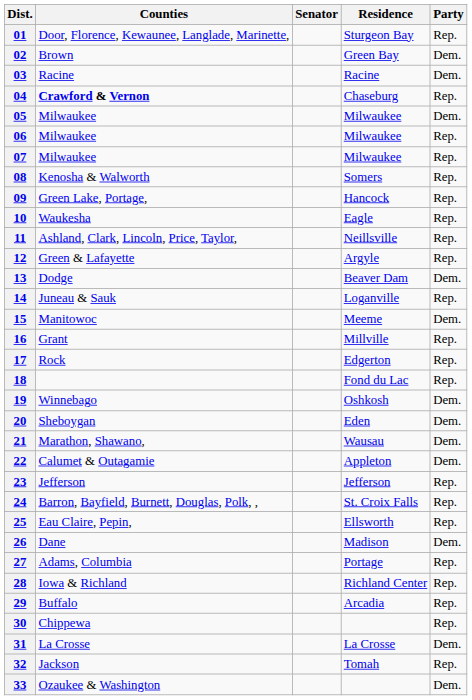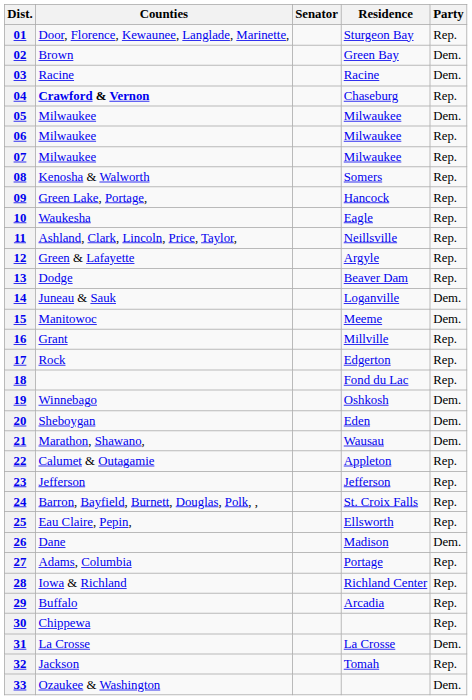(447, 278) Dem. -> (445, 278) Rep.
(445, 298) Rep. -> (447, 298) Dem.
(447, 461) Dem. -> (445, 461) Rep.
